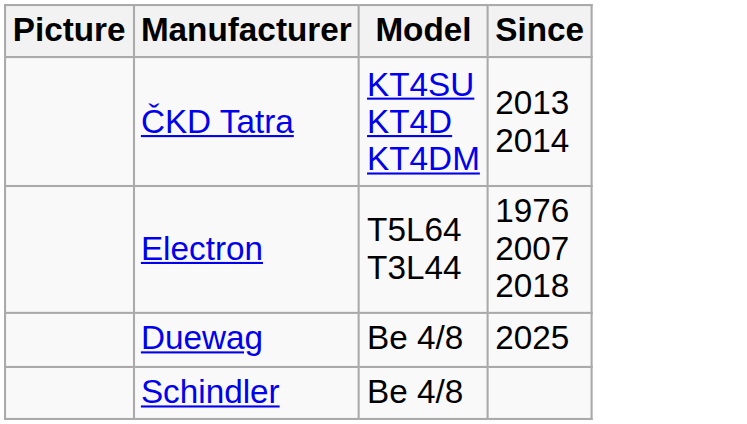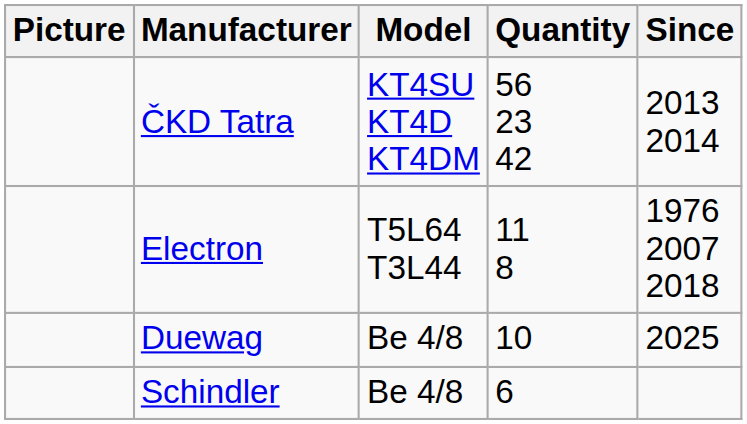+ column: (563, 30)
